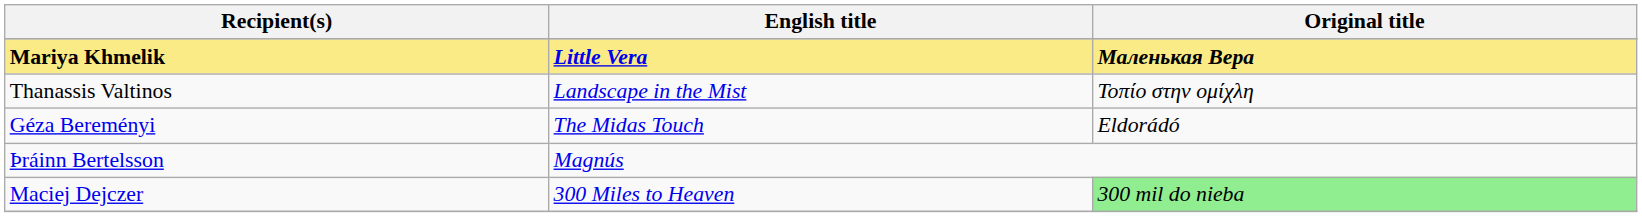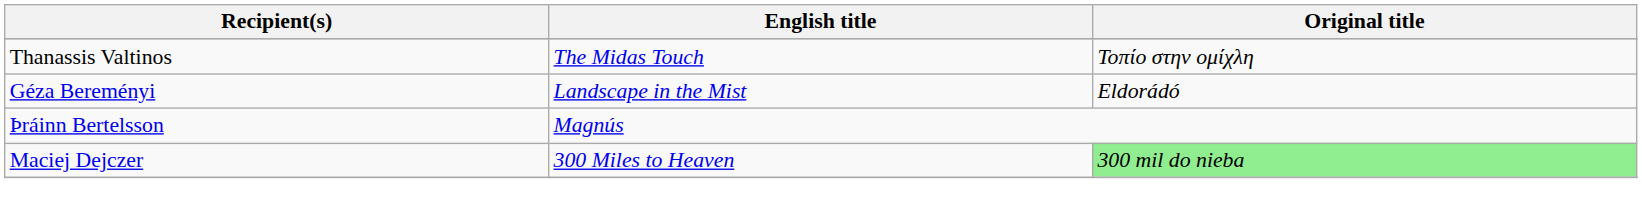- row: (87, 56)
(650, 90) Landscape in the Mist -> (629, 56) The Midas Touch
(629, 125) The Midas Touch -> (650, 90) Landscape in the Mist
